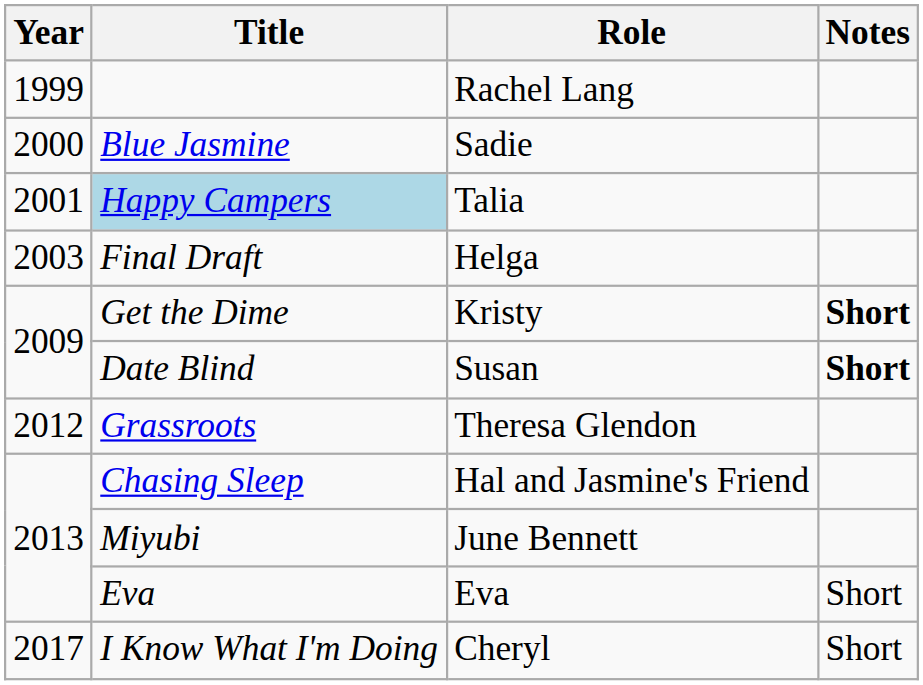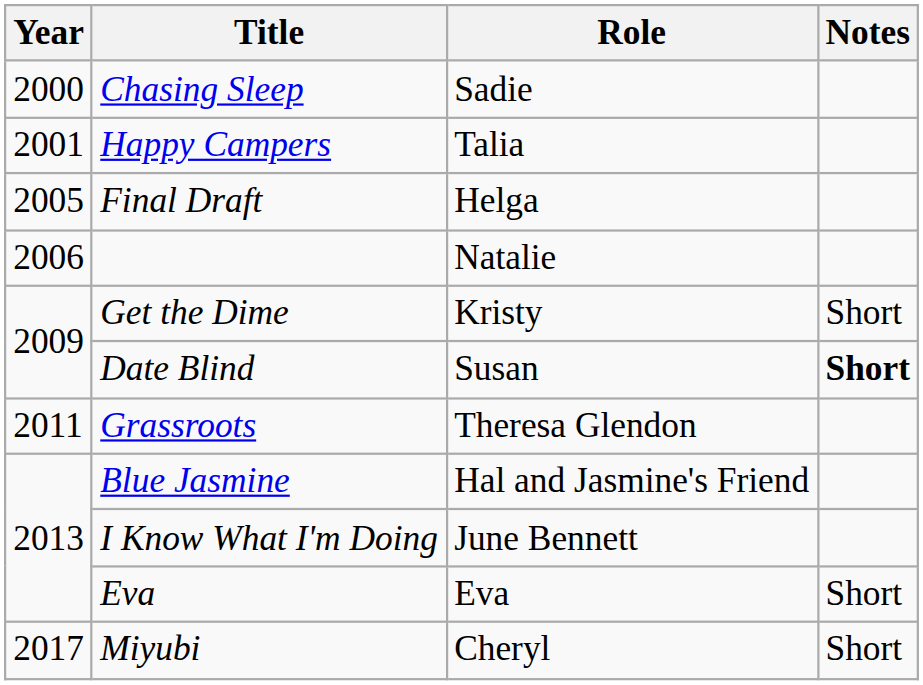- row: (544, 88)
(195, 144) Blue Jasmine -> (202, 88) Chasing Sleep
(216, 200) lightblue background -> (216, 144) no background
(49, 256) 2003 -> (49, 200) 2005
+ row: (505, 256)
(868, 312) bold -> (864, 312) normal
(49, 425) 2012 -> (48, 425) 2011
(202, 481) Chasing Sleep -> (195, 481) Blue Jasmine
(150, 537) Miyubi -> (269, 537) I Know What I'm Doing
(269, 649) I Know What I'm Doing -> (150, 649) Miyubi
